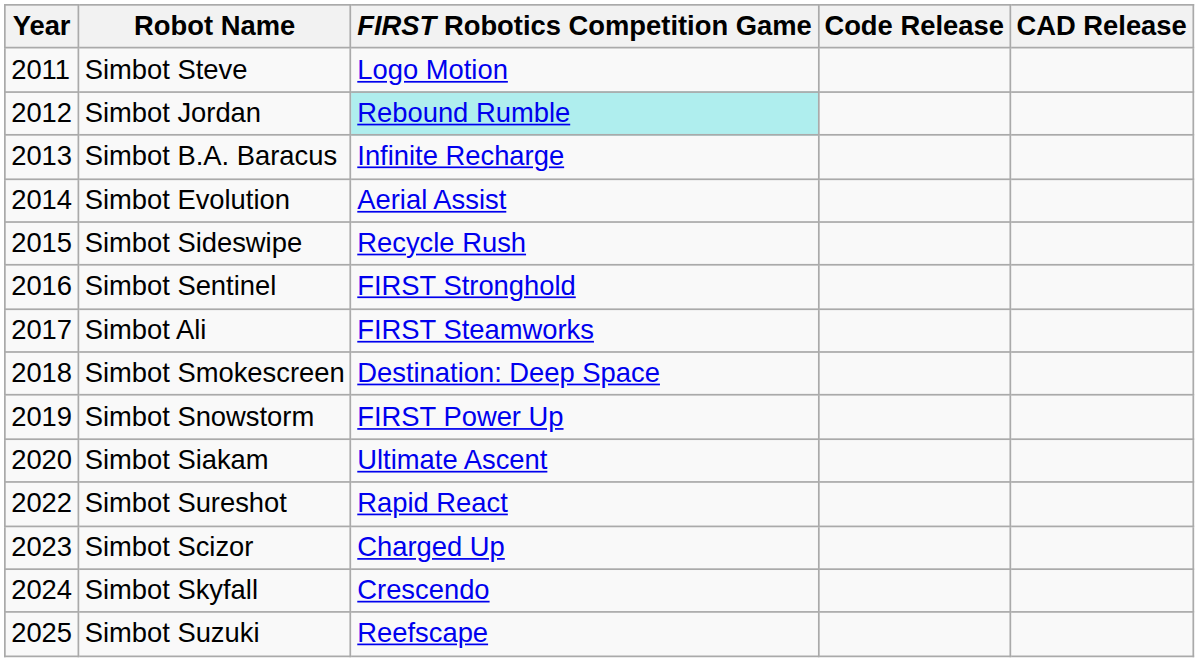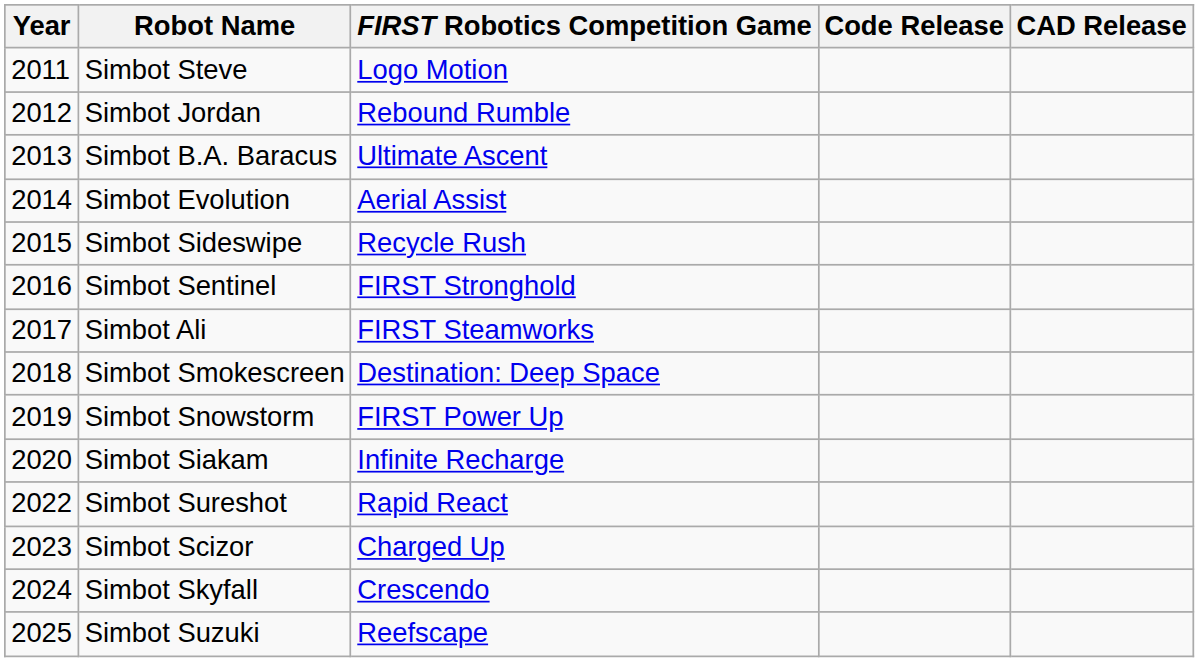(464, 112) paleturquoise background -> (464, 112) no background
(461, 156) Infinite Recharge -> (452, 156) Ultimate Ascent
(452, 460) Ultimate Ascent -> (461, 460) Infinite Recharge
